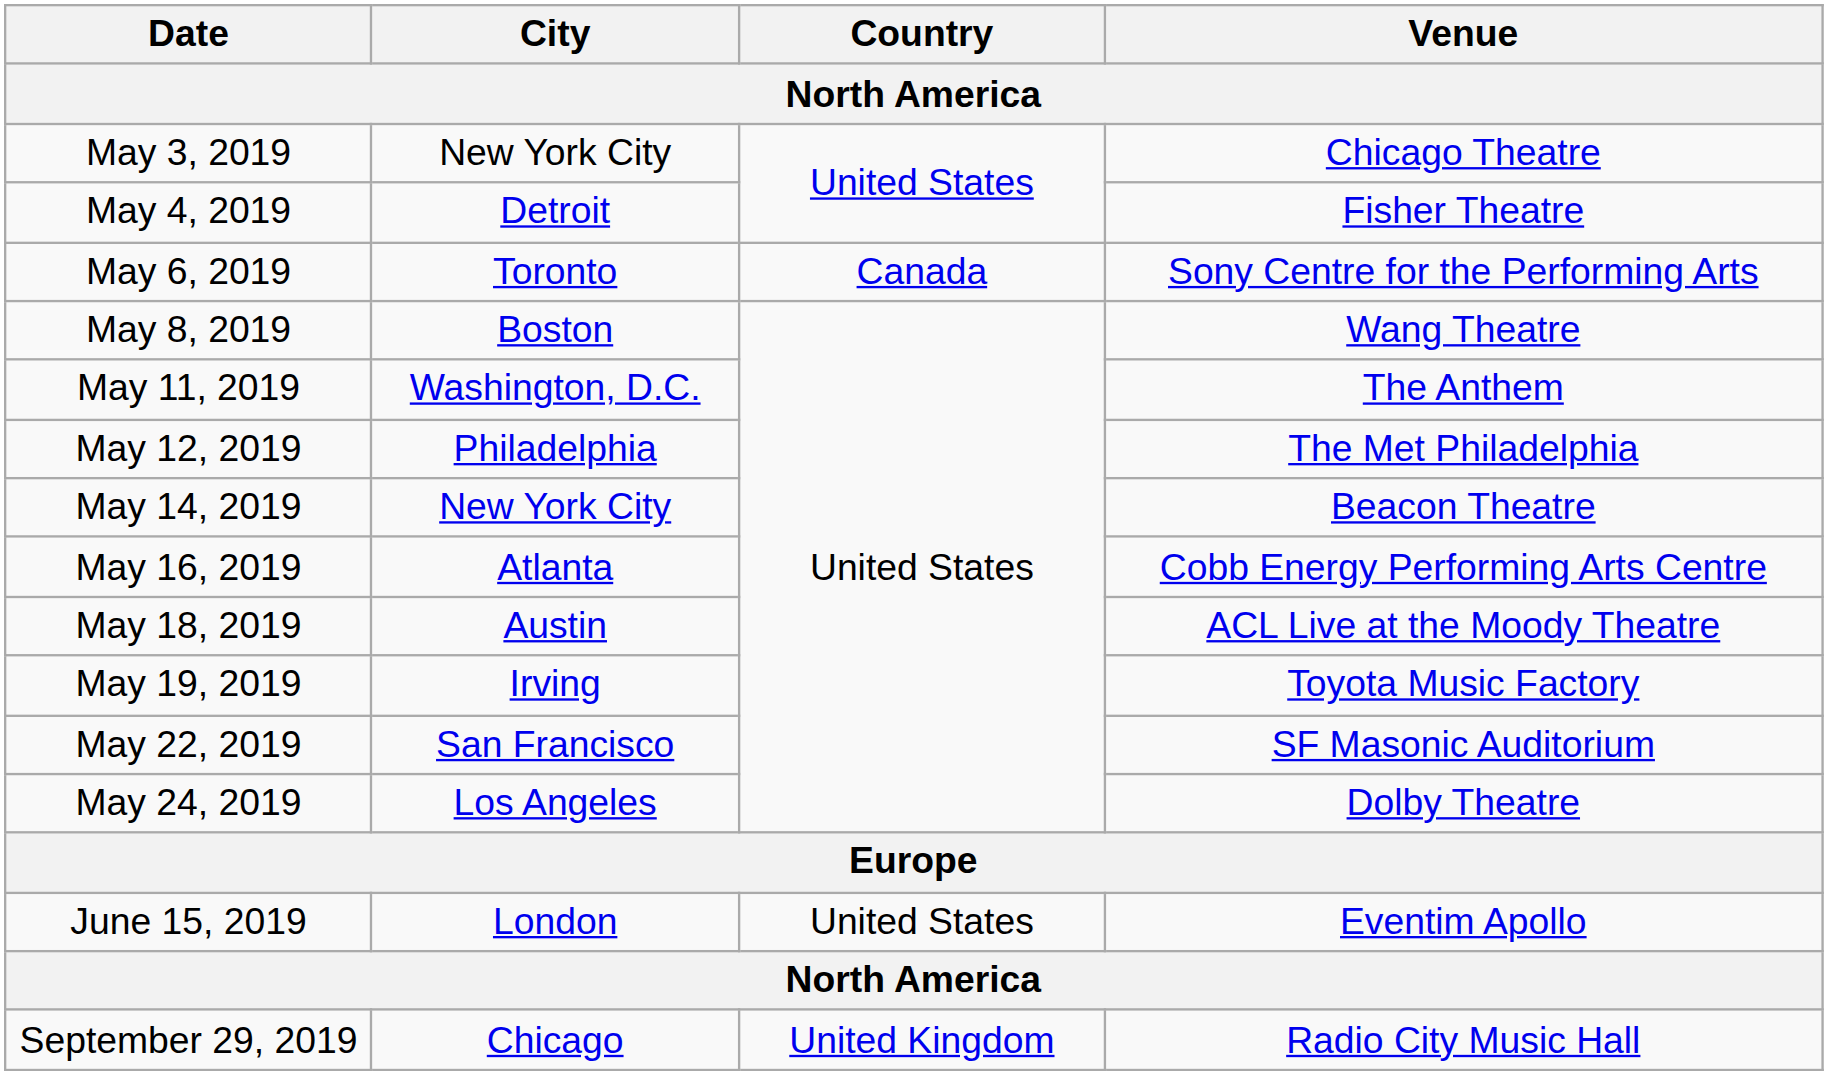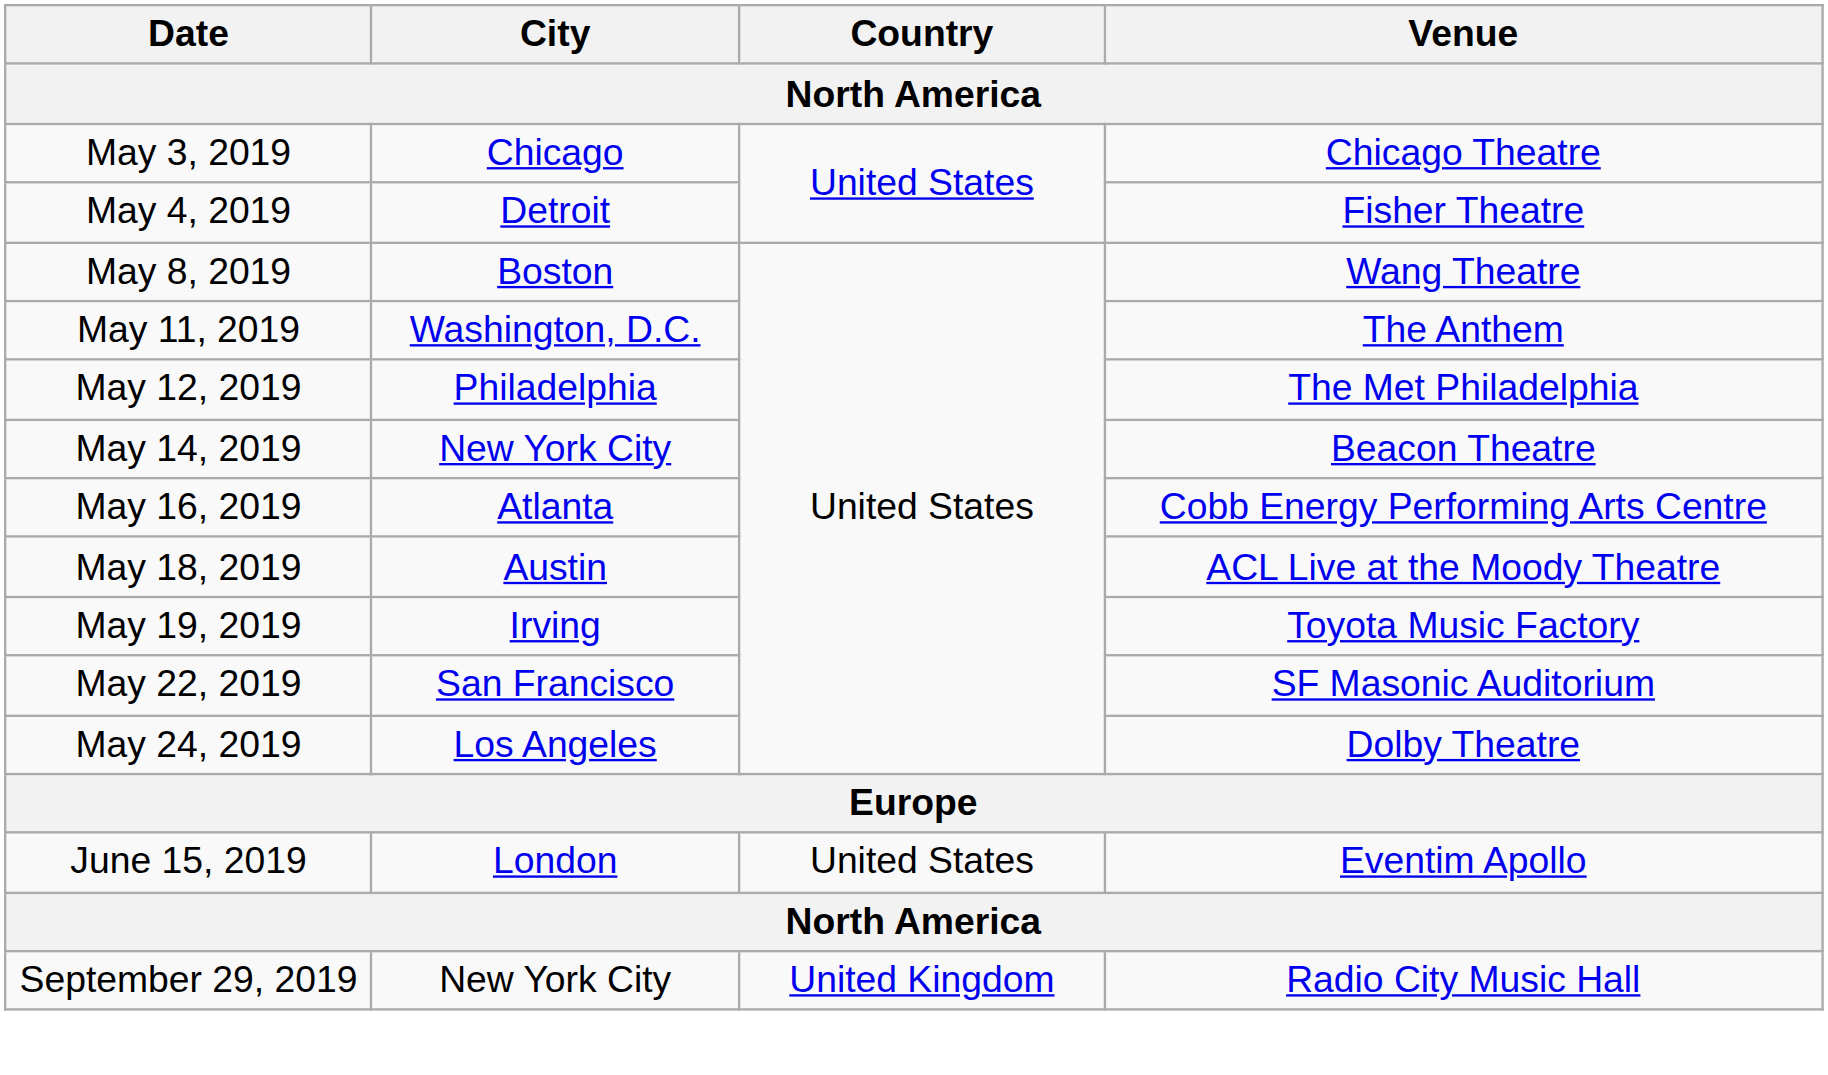(555, 152) New York City -> (555, 152) Chicago
- row: (189, 270)
(555, 1039) Chicago -> (555, 980) New York City
